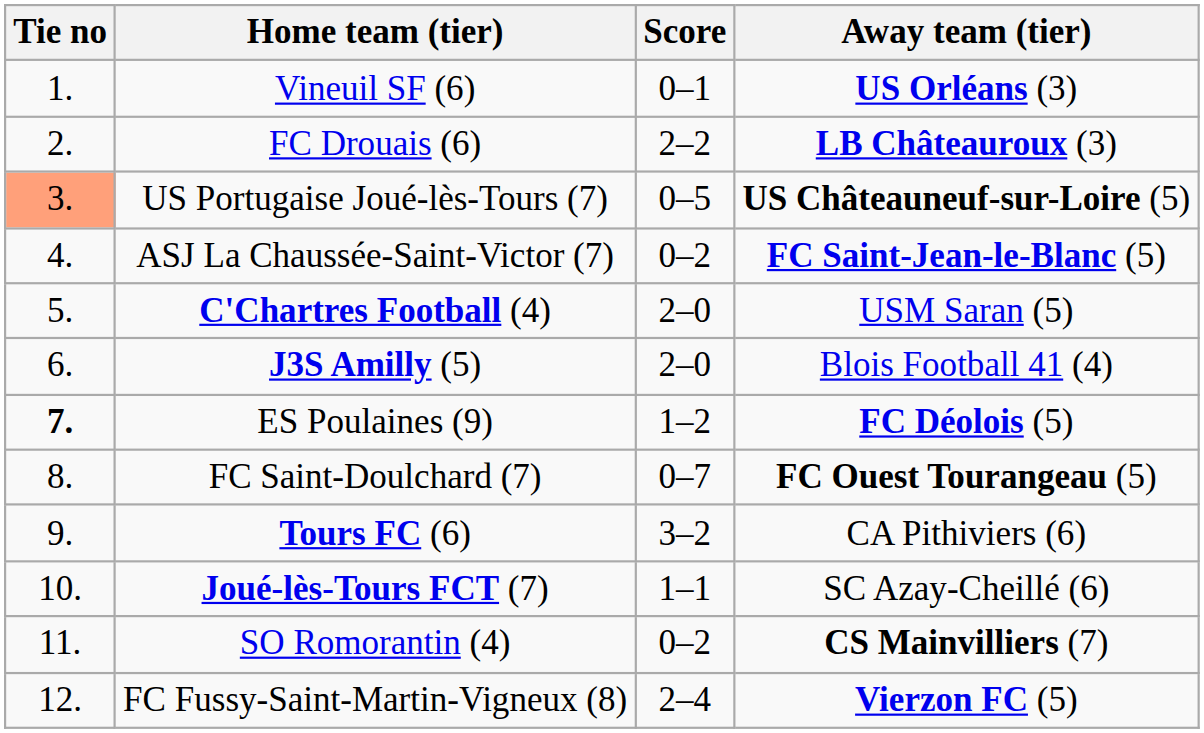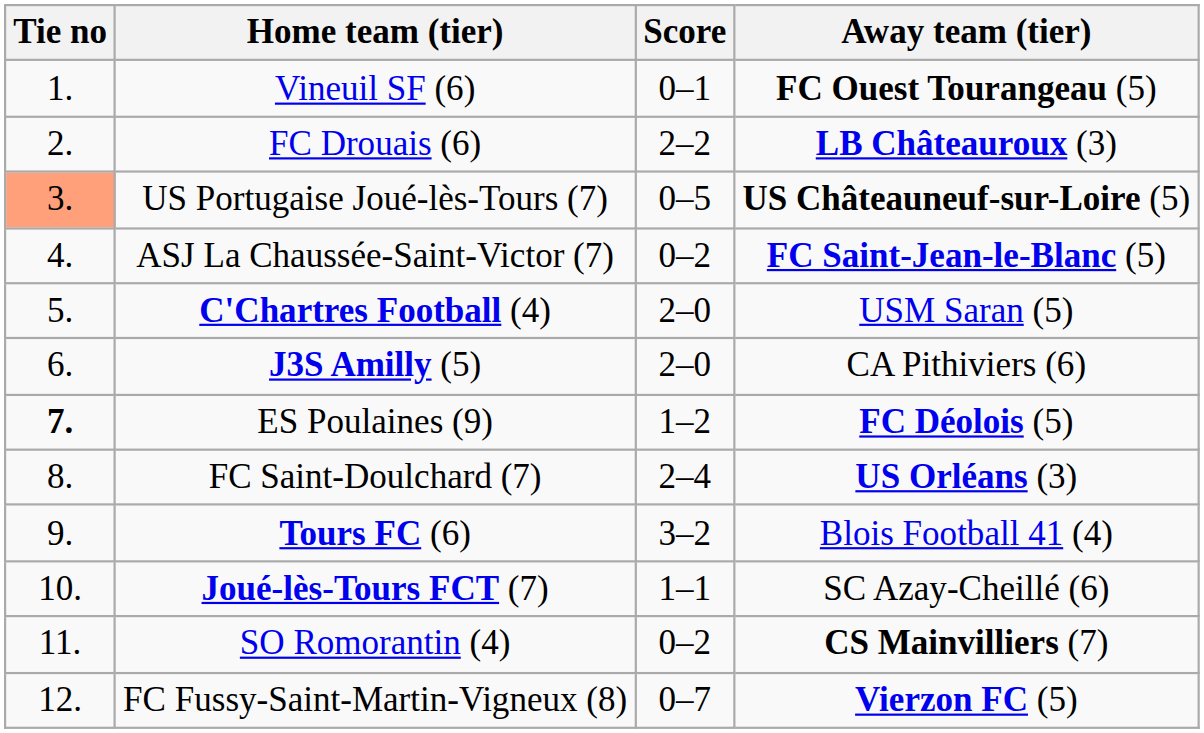(966, 87) US Orléans (3) -> (966, 87) FC Ouest Tourangeau (5)
(966, 365) Blois Football 41 (4) -> (966, 365) CA Pithiviers (6)
(685, 476) 0–7 -> (685, 476) 2–4
(966, 476) FC Ouest Tourangeau (5) -> (966, 476) US Orléans (3)
(966, 532) CA Pithiviers (6) -> (966, 532) Blois Football 41 (4)
(685, 699) 2–4 -> (685, 699) 0–7
